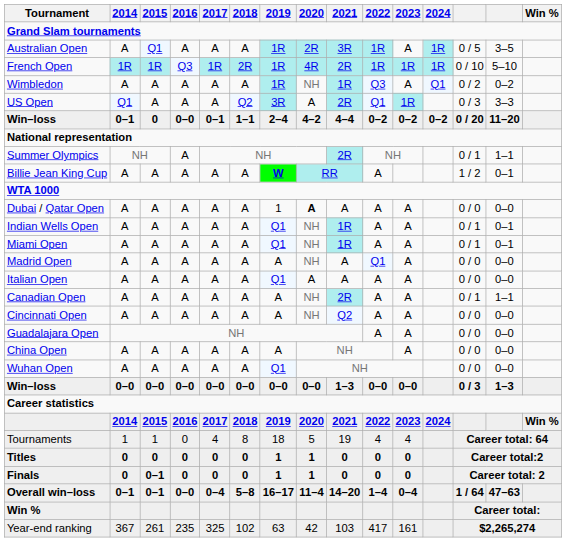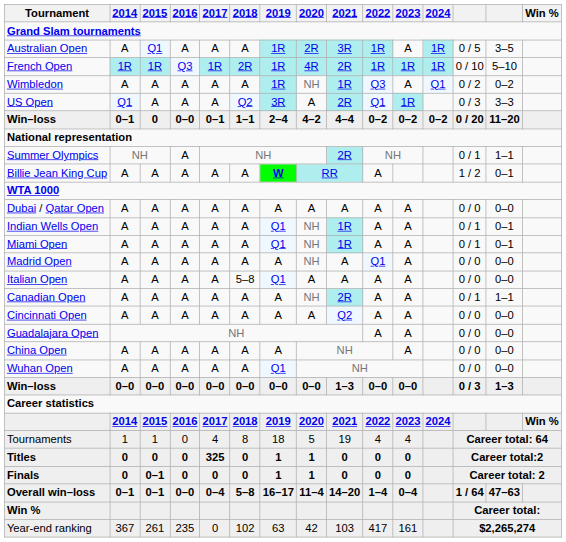(278, 208) 1 -> (278, 208) A
(311, 208) bold -> (311, 208) normal
(245, 279) A -> (245, 279) 5–8
(311, 315) NH -> (311, 315) A
(215, 457) 0 -> (215, 457) 325
(215, 528) 325 -> (215, 528) 0
